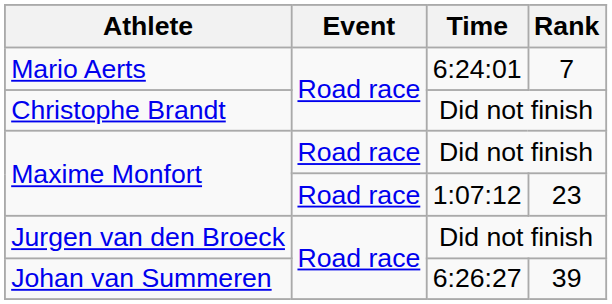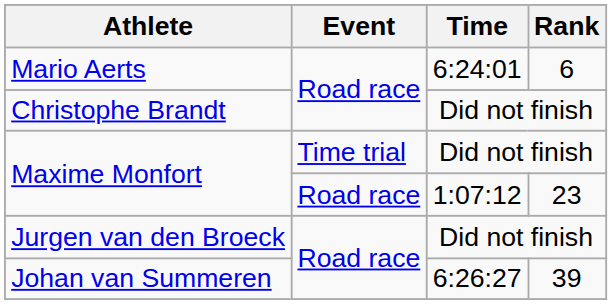(567, 68) 7 -> (567, 68) 6
(359, 153) Road race -> (352, 153) Time trial
